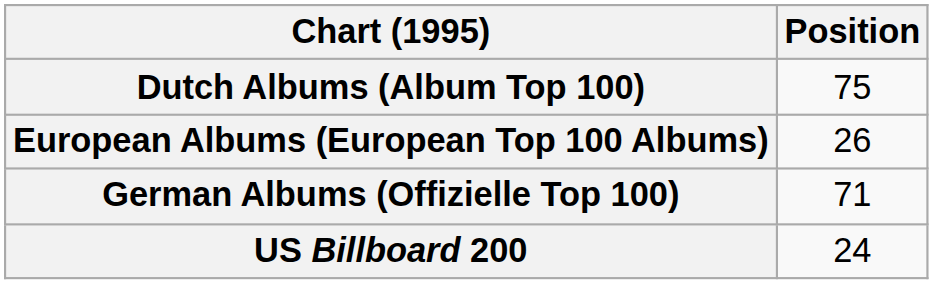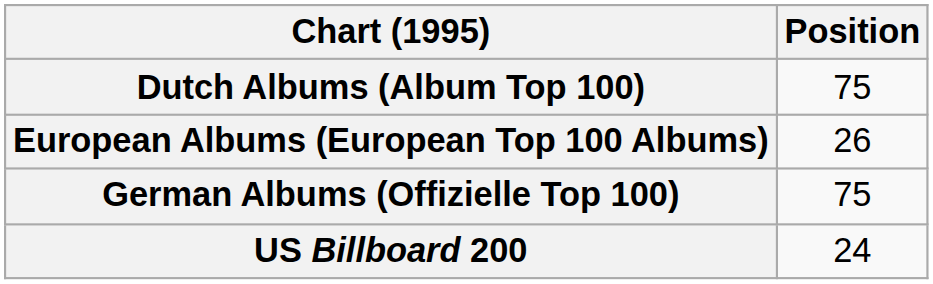(852, 195) 71 -> (852, 195) 75
